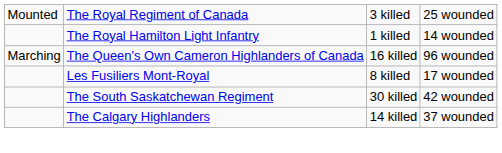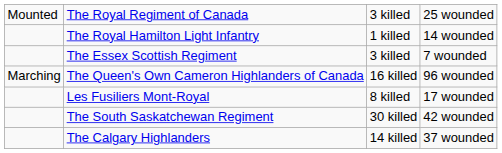+ row: (152, 55)
